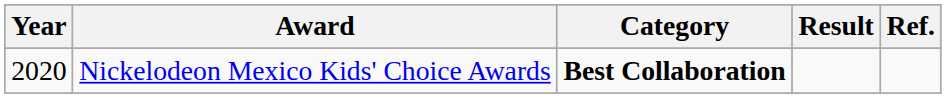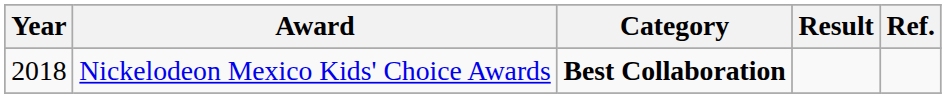(39, 70) 2020 -> (39, 70) 2018
